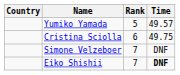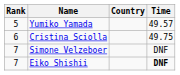columns swapped: (135, 11) <-> (23, 11)
